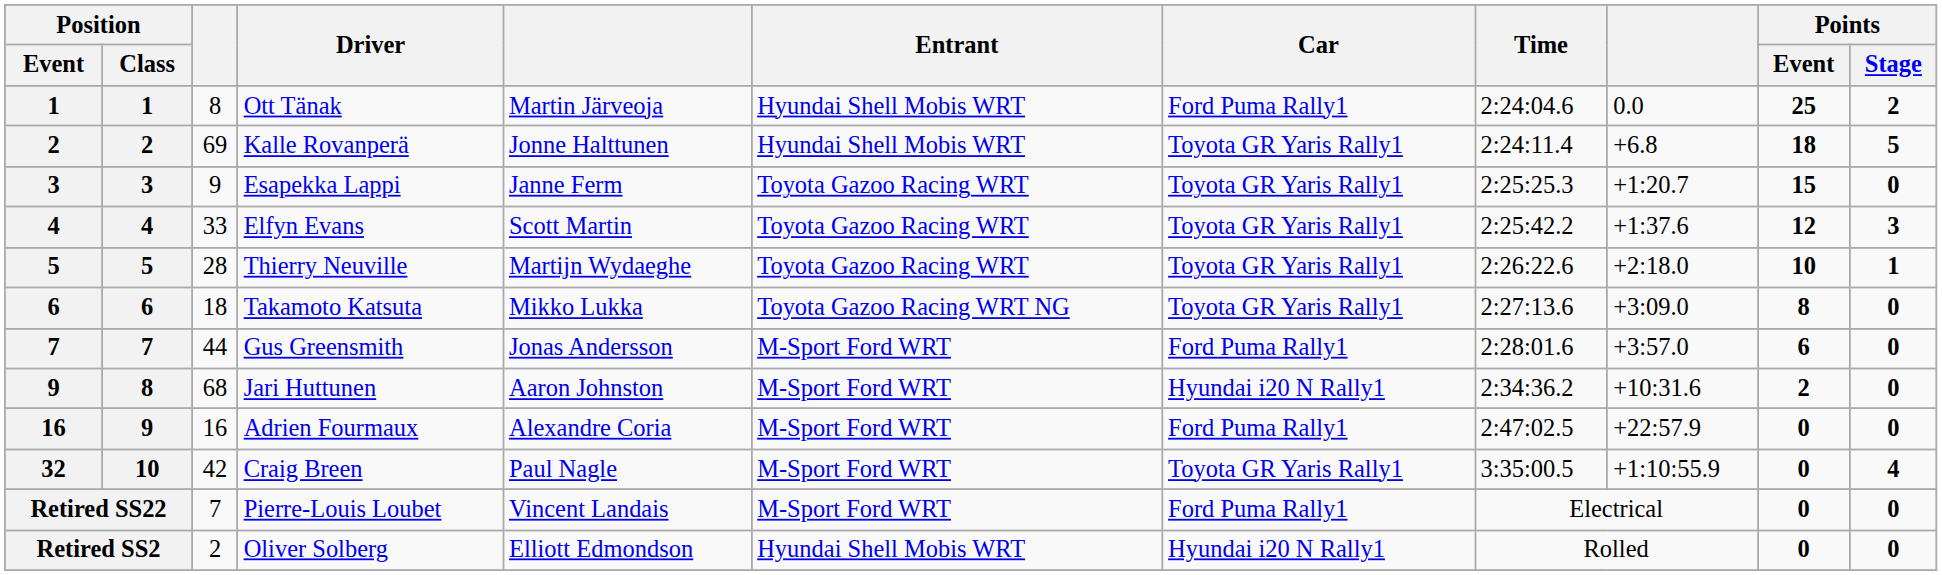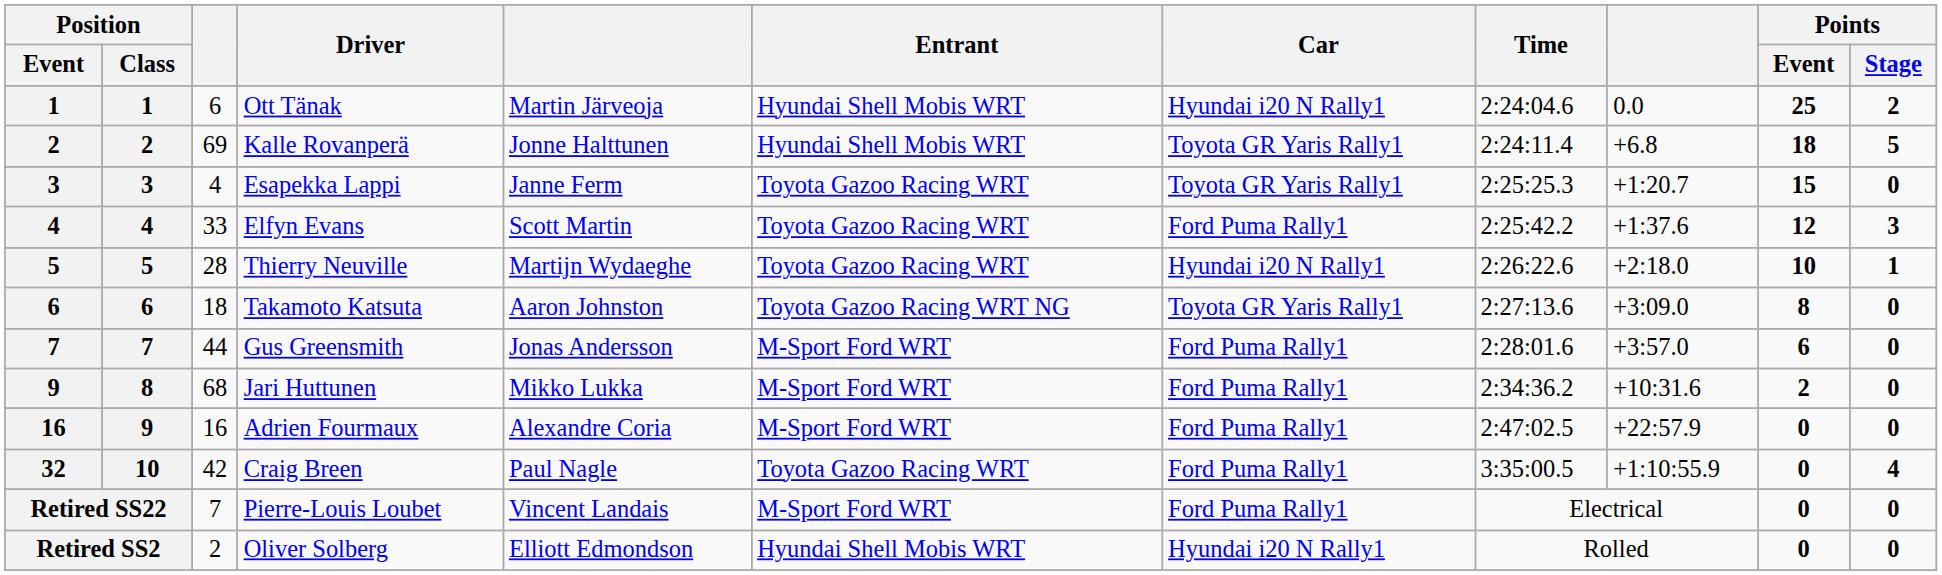(215, 105) 8 -> (215, 105) 6
(1258, 105) Ford Puma Rally1 -> (1277, 105) Hyundai i20 N Rally1
(215, 185) 9 -> (215, 185) 4
(1286, 226) Toyota GR Yaris Rally1 -> (1258, 226) Ford Puma Rally1
(1286, 266) Toyota GR Yaris Rally1 -> (1277, 266) Hyundai i20 N Rally1
(576, 306) Mikko Lukka -> (586, 306) Aaron Johnston
(586, 387) Aaron Johnston -> (576, 387) Mikko Lukka
(1277, 387) Hyundai i20 N Rally1 -> (1258, 387) Ford Puma Rally1
(854, 468) M-Sport Ford WRT -> (893, 468) Toyota Gazoo Racing WRT
(1286, 468) Toyota GR Yaris Rally1 -> (1258, 468) Ford Puma Rally1
